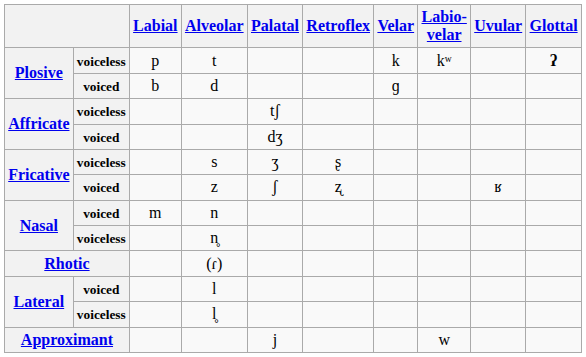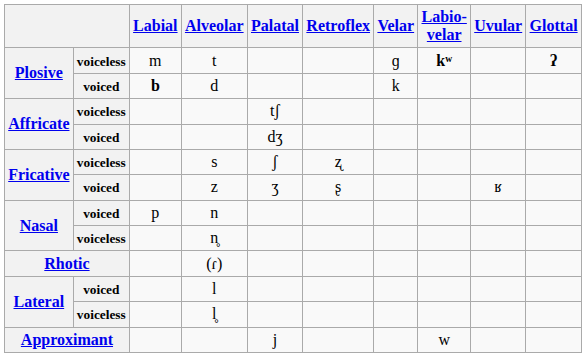(155, 60) p -> (155, 60) m
(396, 60) k -> (396, 60) ɡ
(444, 60) normal -> (444, 60) bold
(155, 85) normal -> (155, 85) bold
(396, 85) ɡ -> (396, 85) k
(275, 162) ʒ -> (275, 162) ʃ
(338, 162) ʂ -> (338, 162) ʐ
(275, 187) ʃ -> (275, 187) ʒ
(338, 187) ʐ -> (338, 187) ʂ
(155, 212) m -> (155, 212) p
